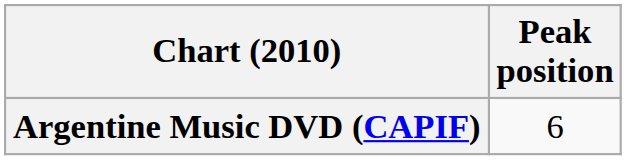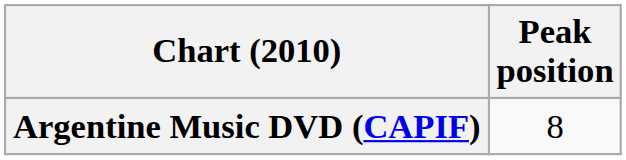(555, 125) 6 -> (555, 125) 8
